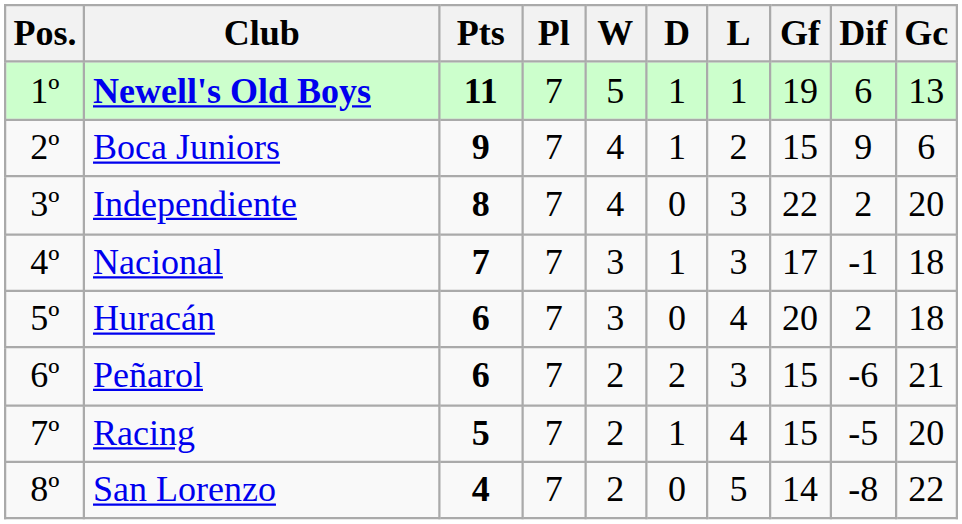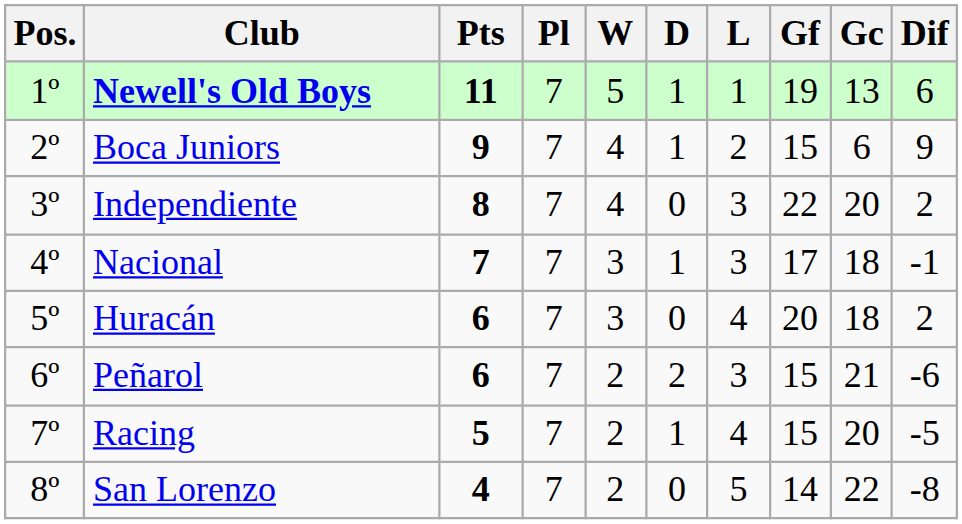columns swapped: (926, 33) <-> (863, 33)
